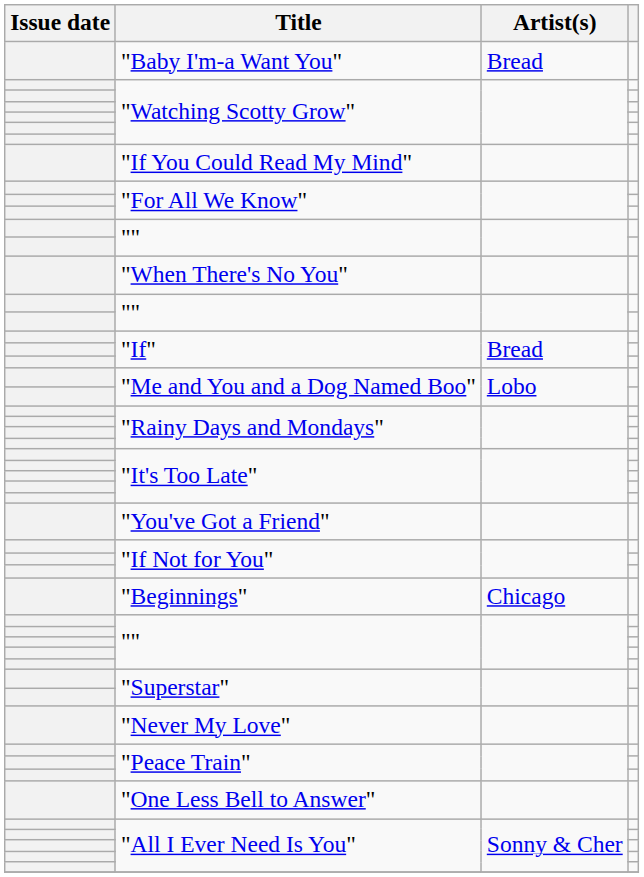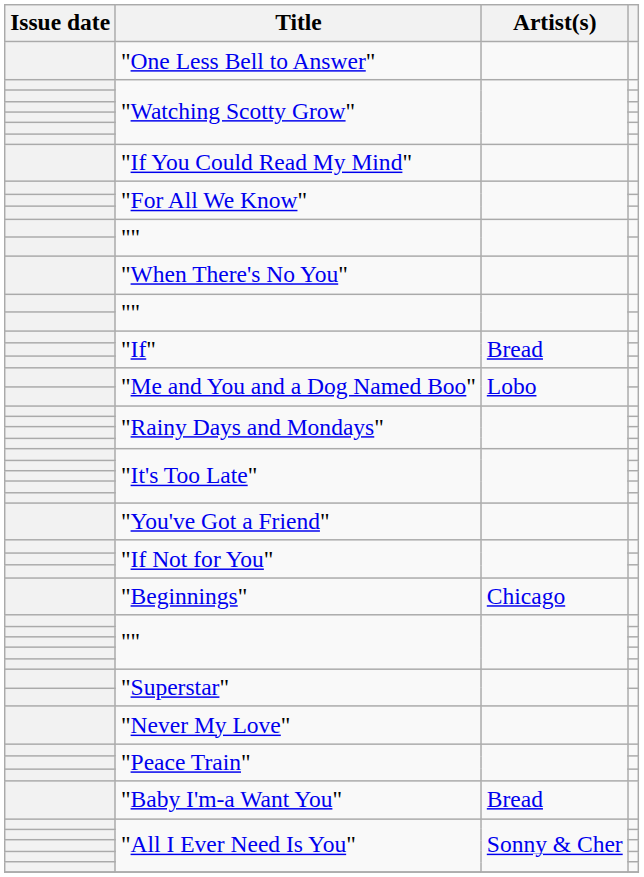rows swapped: (248, 799) <-> (231, 60)
